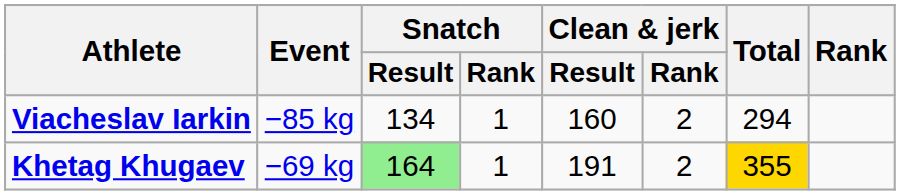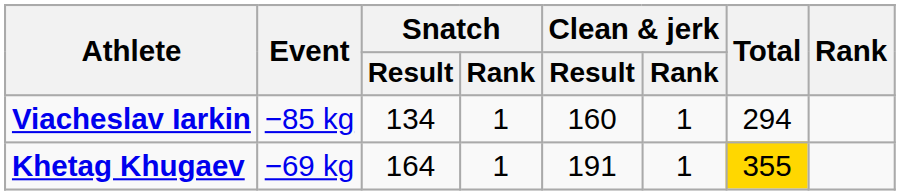(684, 119) 2 -> (684, 119) 1
(410, 166) lightgreen background -> (410, 166) no background
(684, 166) 2 -> (684, 166) 1
